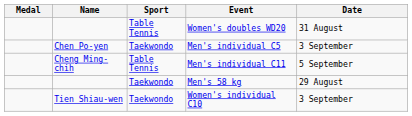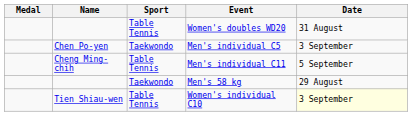(151, 100) Taekwondo -> (144, 100) Table Tennis
(326, 100) no background -> (326, 100) lightyellow background
